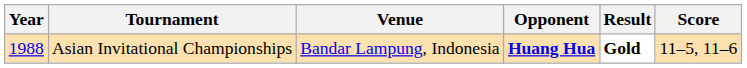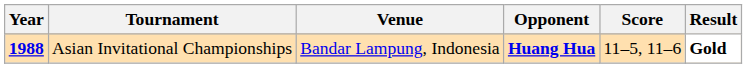columns swapped: (698, 19) <-> (627, 19)
(26, 48) normal -> (26, 48) bold
